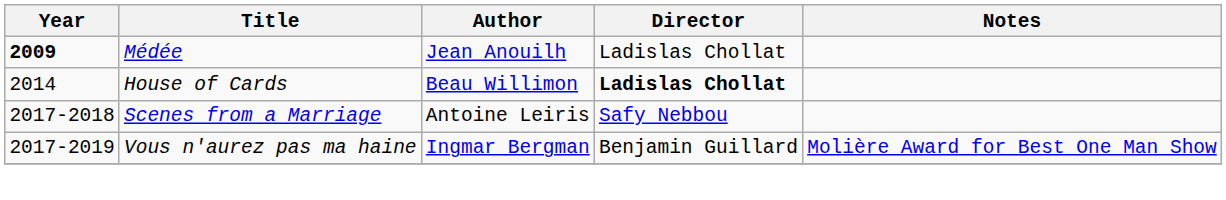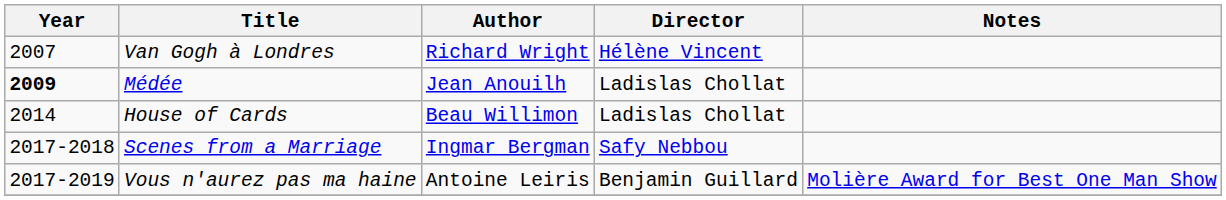+ row: (229, 52)
(693, 84) bold -> (693, 116) normal
(508, 116) Antoine Leiris -> (508, 148) Ingmar Bergman
(508, 148) Ingmar Bergman -> (508, 180) Antoine Leiris
